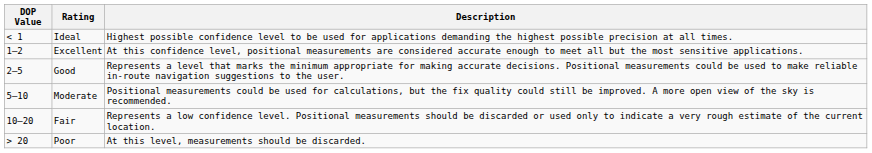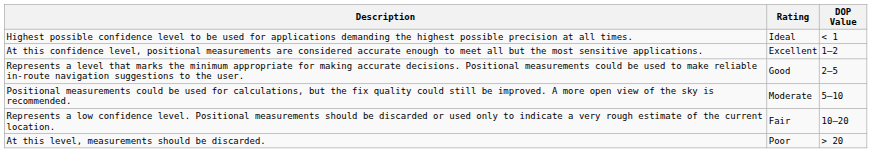columns swapped: (28, 17) <-> (486, 17)
